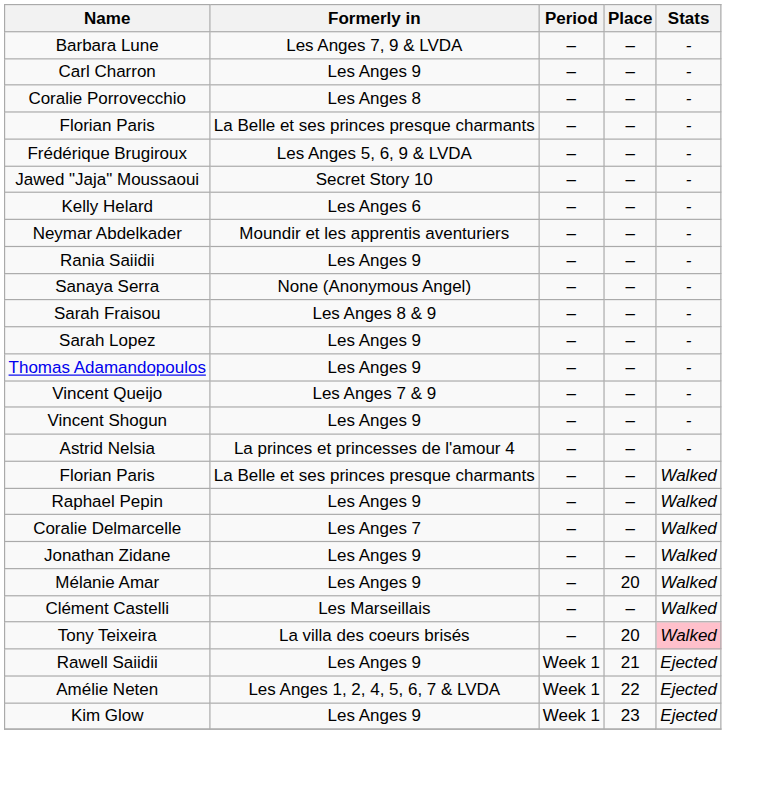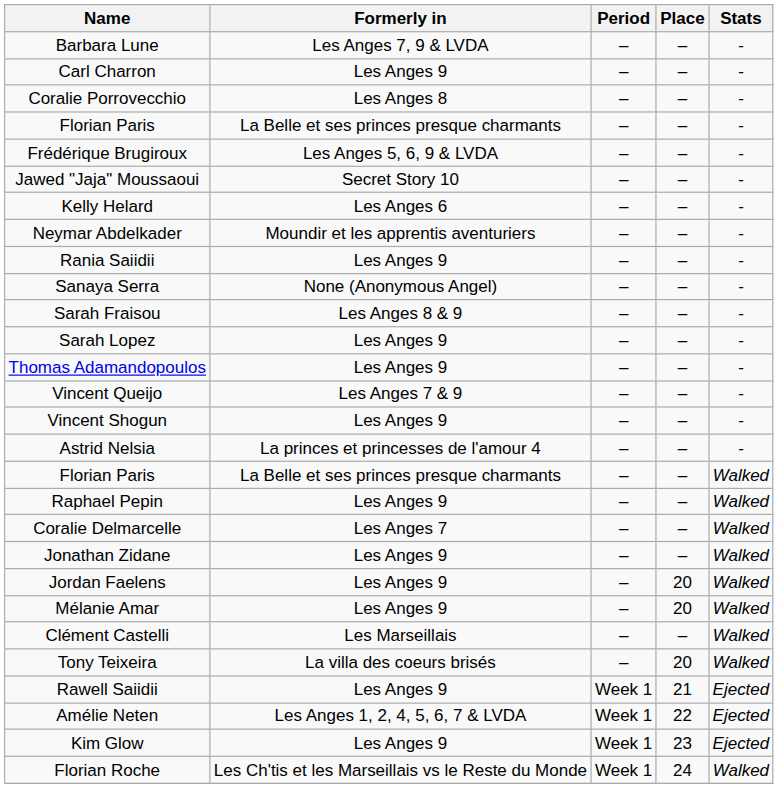+ row: (107, 582)
(689, 636) pink background -> (741, 663) no background
+ row: (107, 770)
